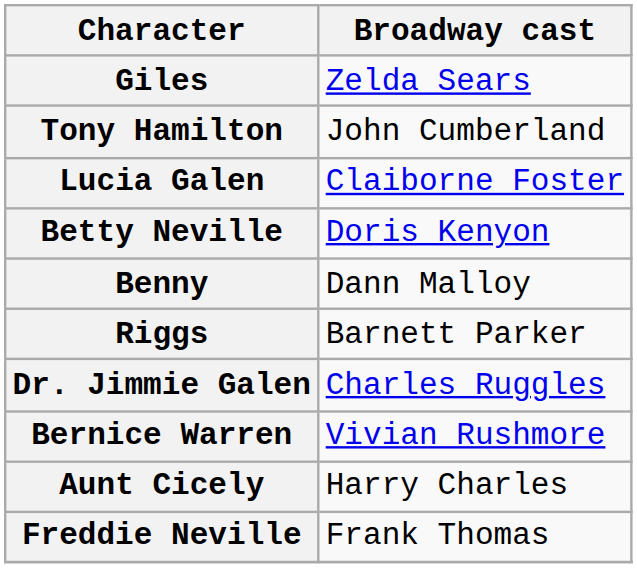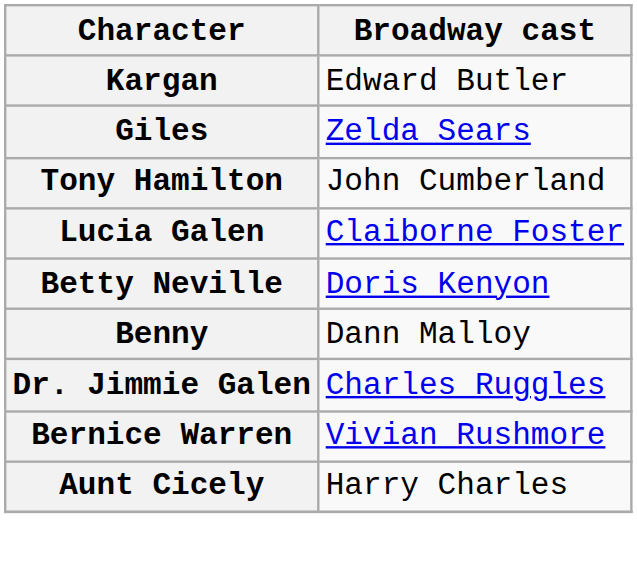+ row: (162, 81)
- row: (162, 334)
- row: (162, 537)
